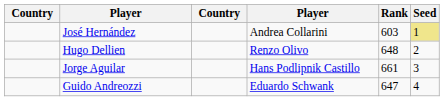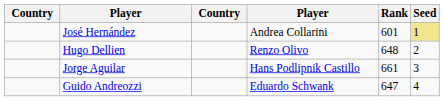(390, 31) 603 -> (390, 31) 601
